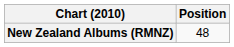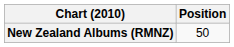(203, 33) 48 -> (203, 33) 50
